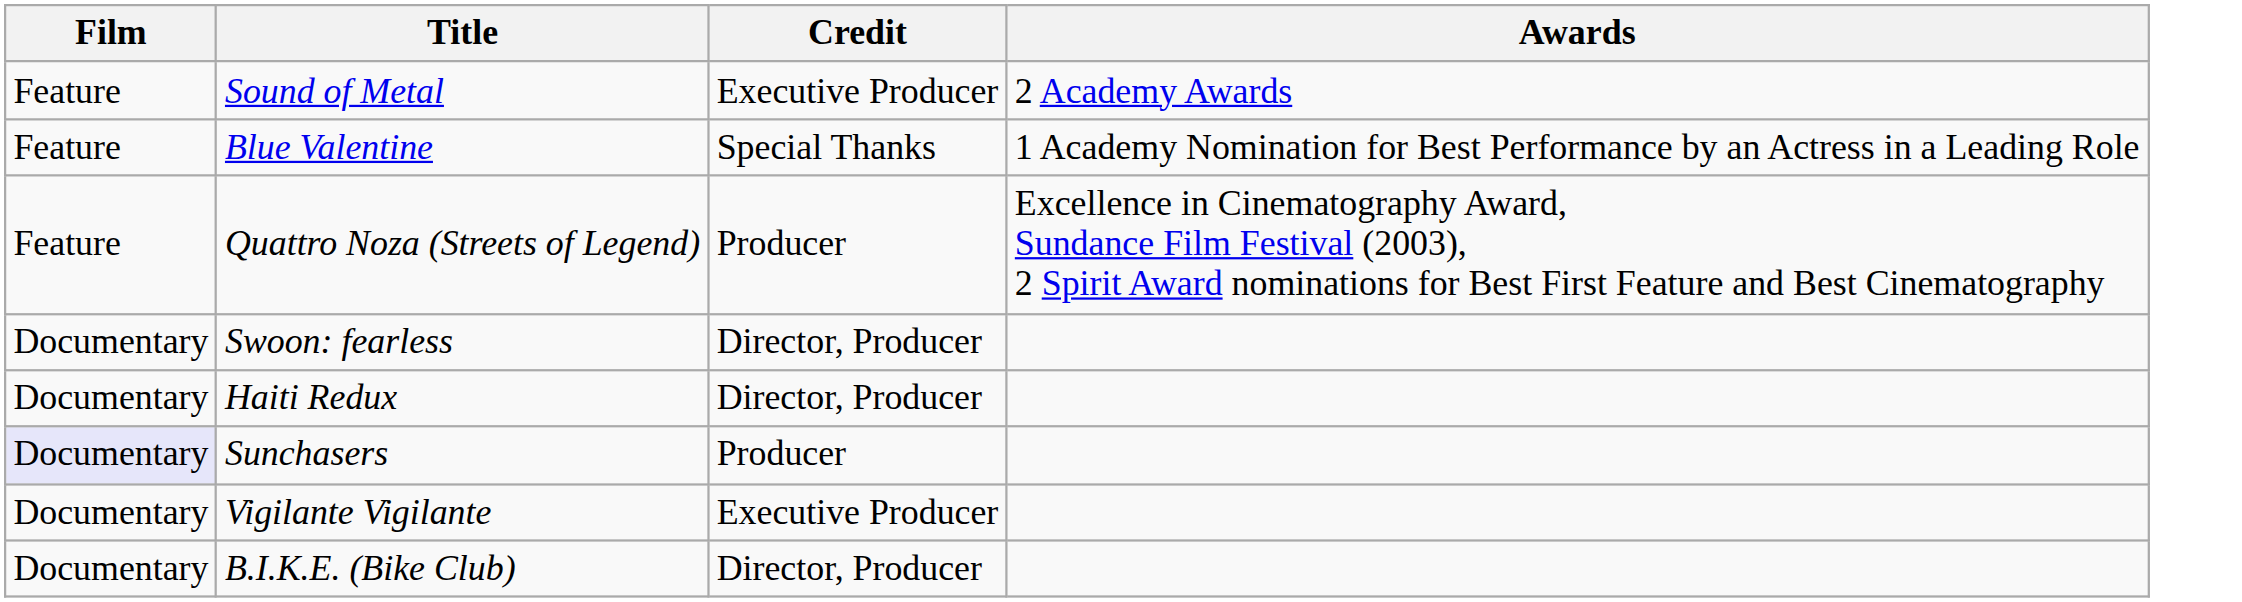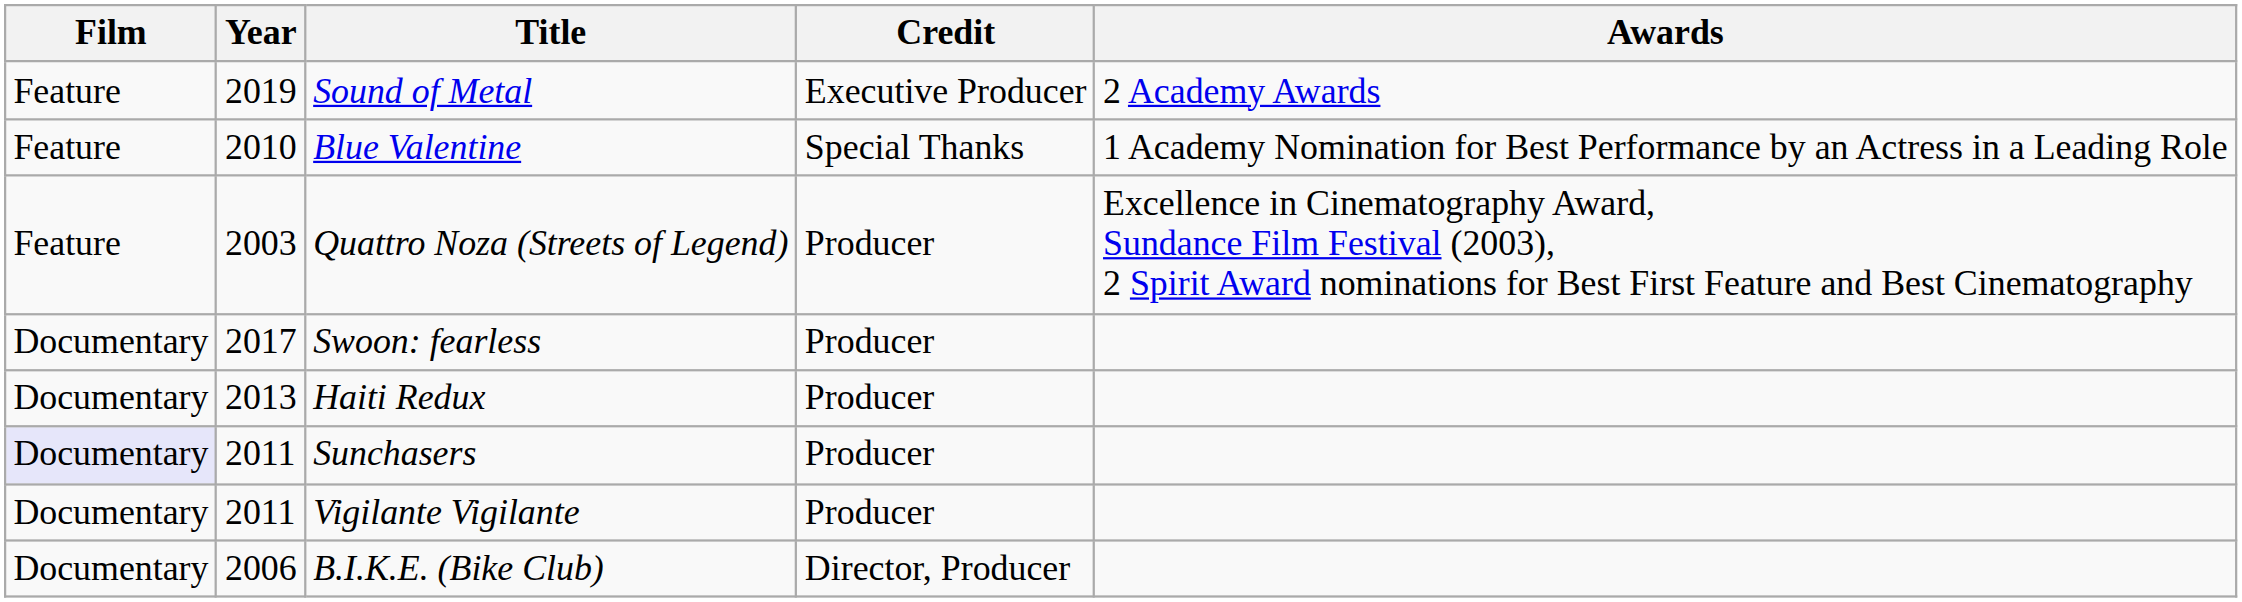+ column: (261, 32)
(849, 340) Director, Producer -> (870, 340) Producer
(849, 397) Director, Producer -> (870, 397) Producer
(857, 511) Executive Producer -> (870, 511) Producer
